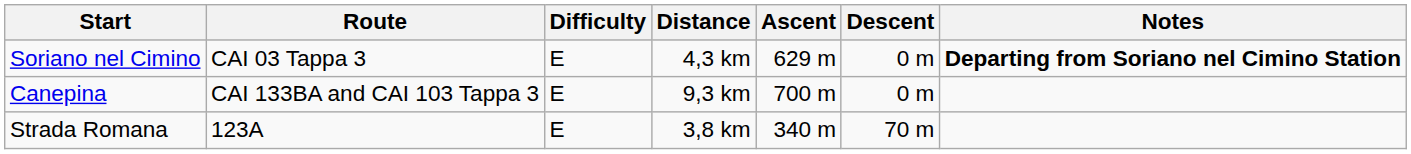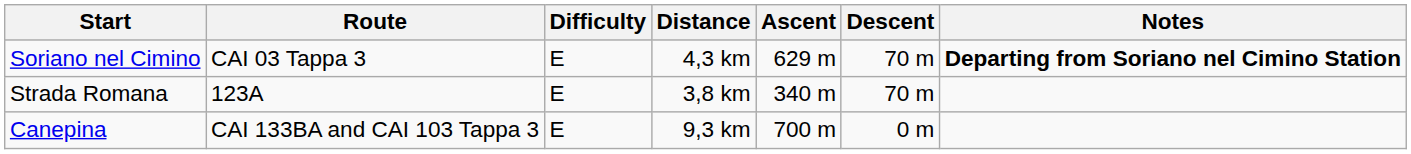(915, 58) 0 m -> (909, 58) 70 m
rows swapped: (58, 93) <-> (89, 129)
